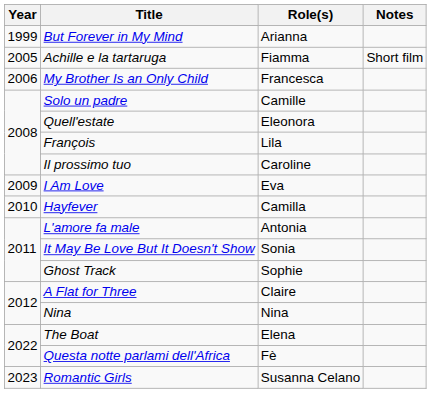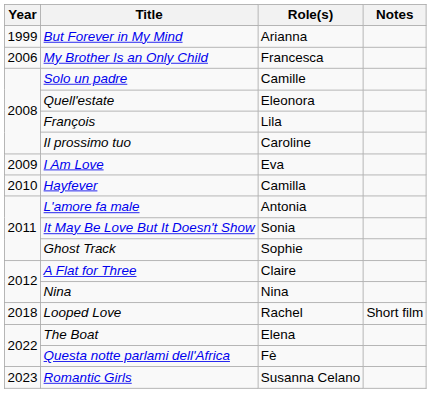- row: (105, 57)
+ row: (82, 313)
